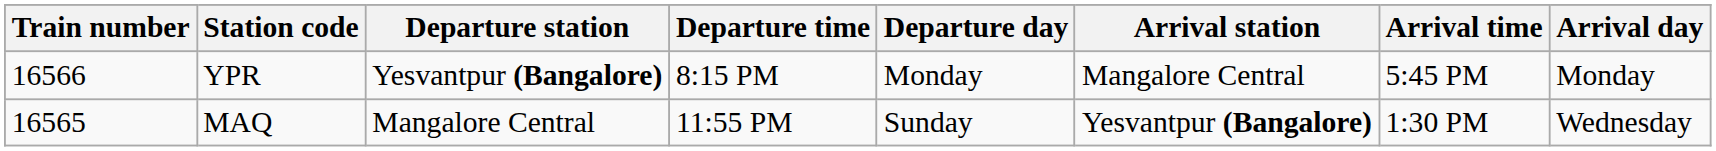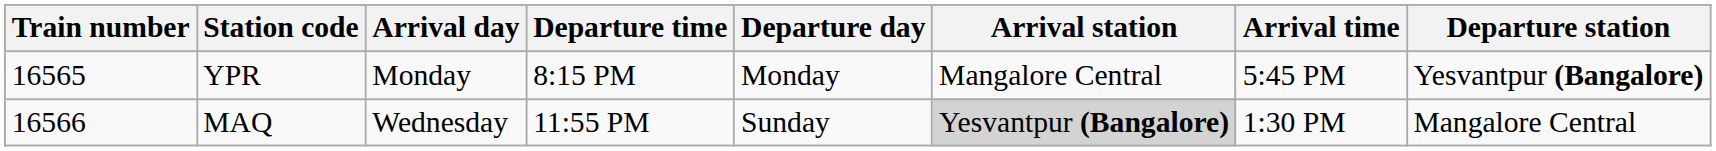columns swapped: (517, 27) <-> (1630, 27)
(49, 74) 16566 -> (49, 74) 16565
(49, 121) 16565 -> (49, 121) 16566
(1227, 121) no background -> (1084, 121) lightgrey background
